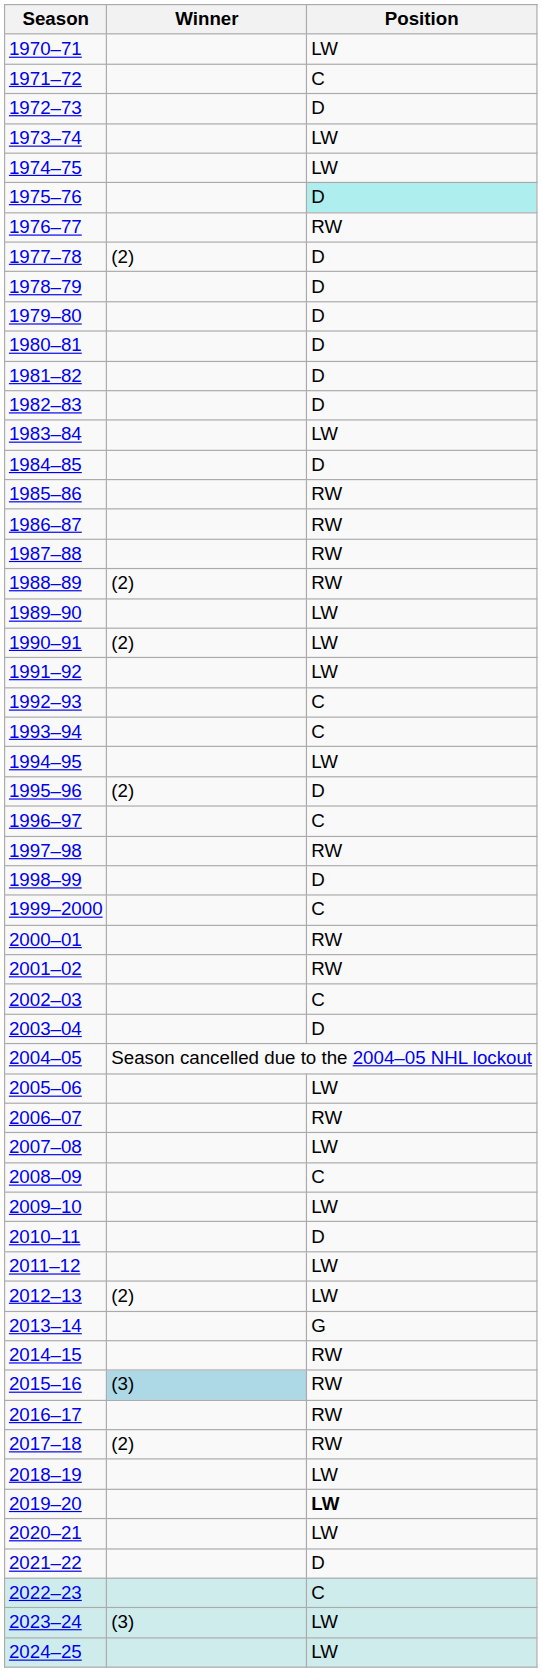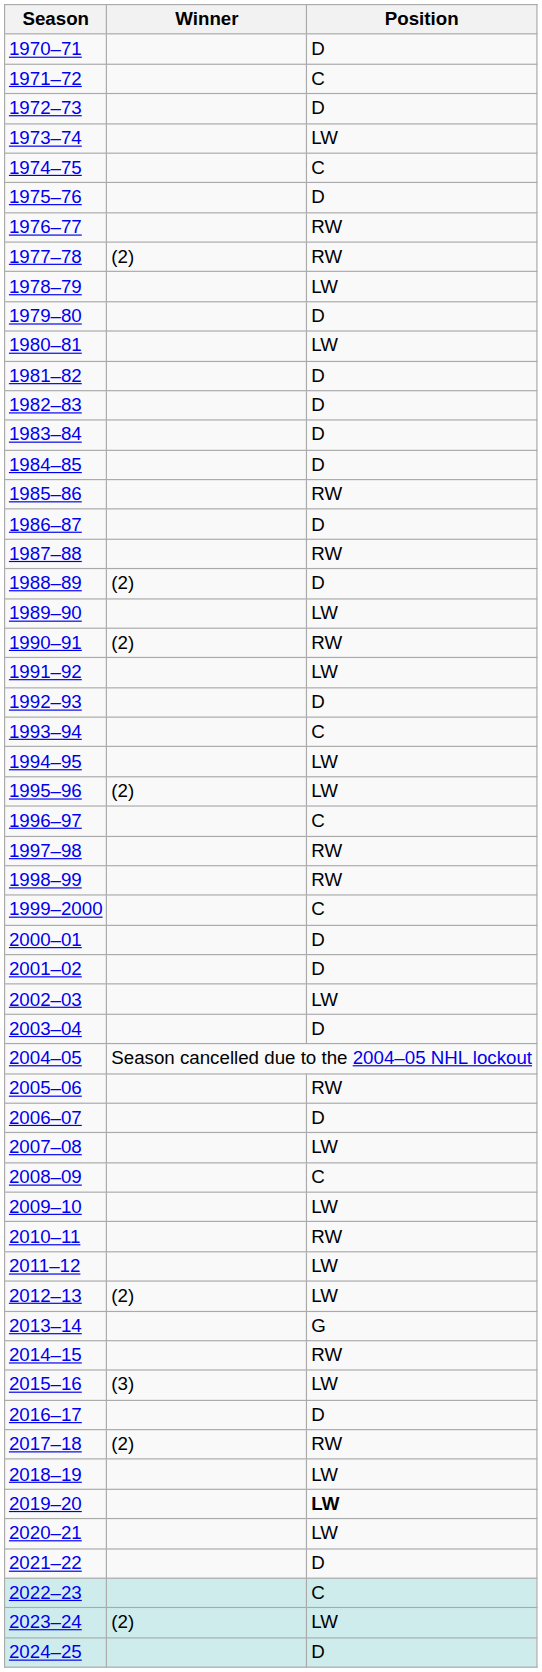(325, 49) LW -> (318, 49) D
(325, 167) LW -> (318, 167) C
(318, 197) paleturquoise background -> (318, 197) no background
(318, 256) D -> (327, 256) RW
(318, 286) D -> (325, 286) LW
(318, 345) D -> (325, 345) LW
(325, 434) LW -> (318, 434) D
(327, 524) RW -> (318, 524) D
(327, 583) RW -> (318, 583) D
(325, 642) LW -> (327, 642) RW
(318, 702) C -> (318, 702) D
(318, 791) D -> (325, 791) LW
(318, 880) D -> (327, 880) RW
(327, 939) RW -> (318, 939) D
(327, 969) RW -> (318, 969) D
(318, 999) C -> (325, 999) LW
(325, 1088) LW -> (327, 1088) RW
(327, 1117) RW -> (318, 1117) D
(318, 1236) D -> (327, 1236) RW
(123, 1385) lightblue background -> (123, 1385) no background
(327, 1385) RW -> (325, 1385) LW
(327, 1414) RW -> (318, 1414) D
(123, 1622) (3) -> (123, 1622) (2)
(325, 1652) LW -> (318, 1652) D
